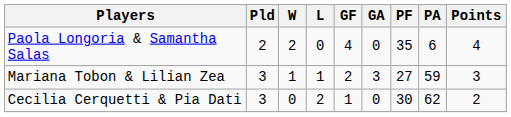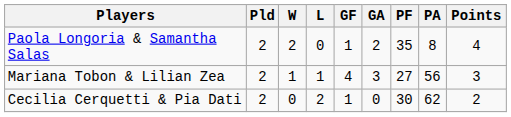(348, 47) 4 -> (348, 47) 1
(376, 47) 0 -> (376, 47) 2
(432, 47) 6 -> (432, 47) 8
(262, 77) 3 -> (262, 77) 2
(348, 77) 2 -> (348, 77) 4
(432, 77) 59 -> (432, 77) 56
(262, 100) 3 -> (262, 100) 2
